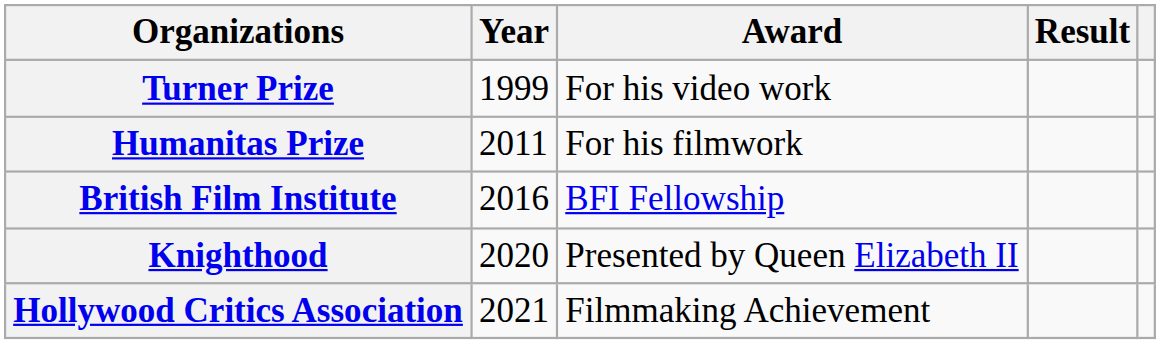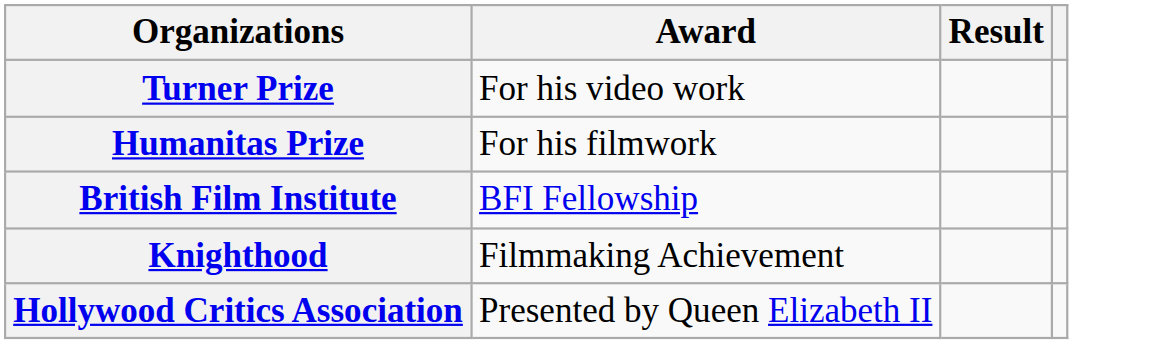- column: (514, 32)
(792, 254) Presented by Queen Elizabeth II -> (661, 254) Filmmaking Achievement
(748, 310) Filmmaking Achievement -> (706, 310) Presented by Queen Elizabeth II
